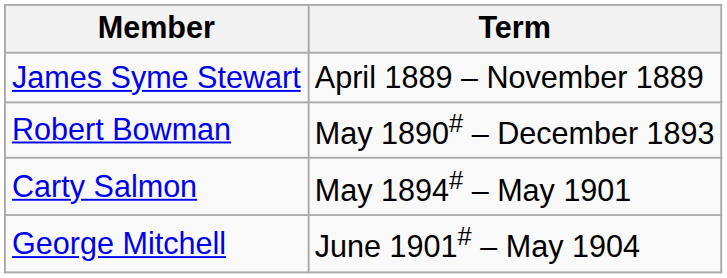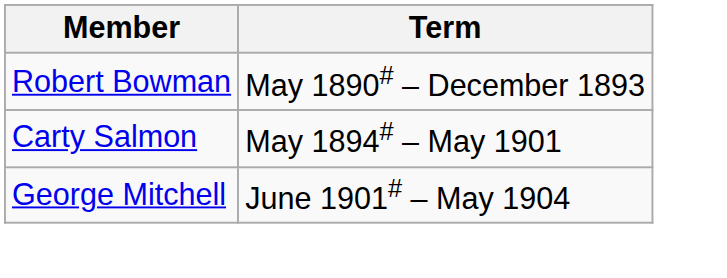- row: (156, 77)
